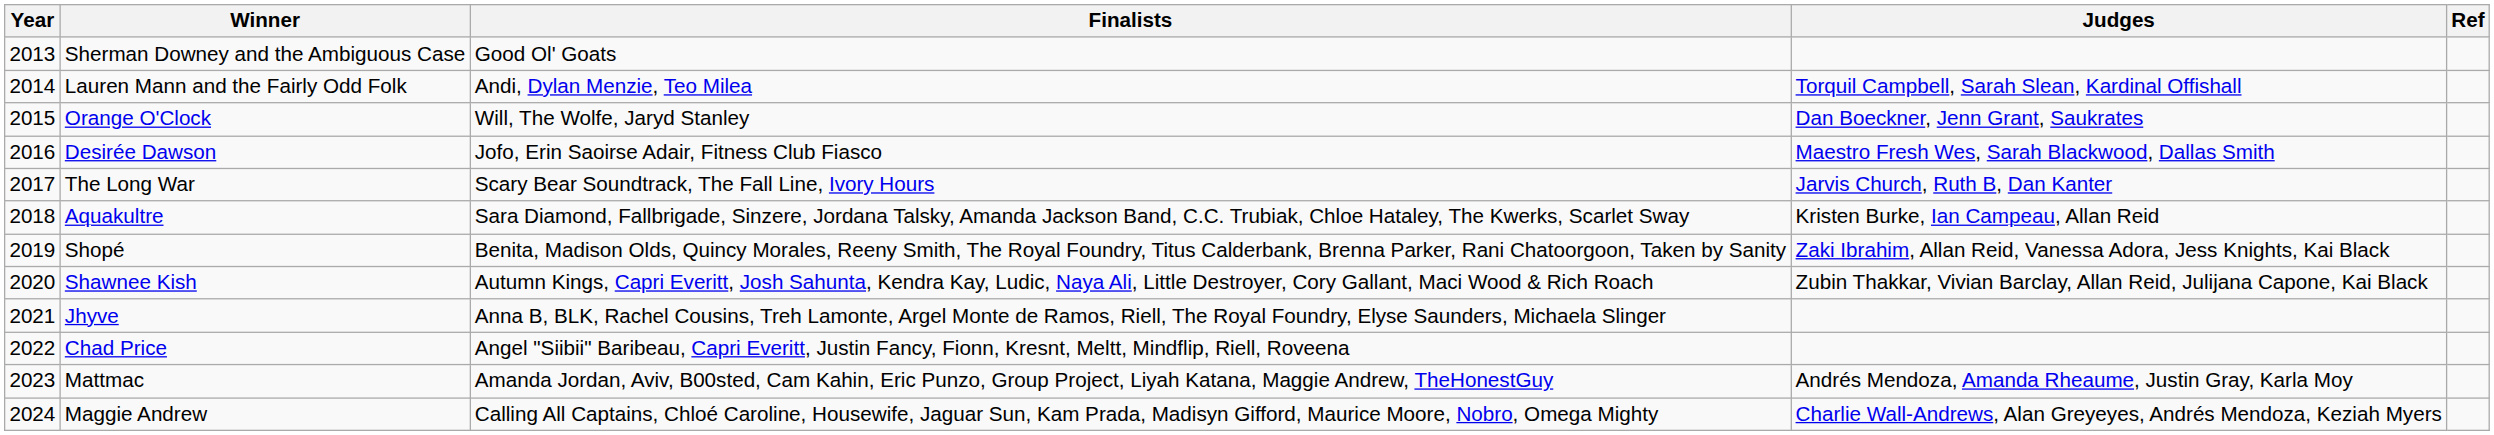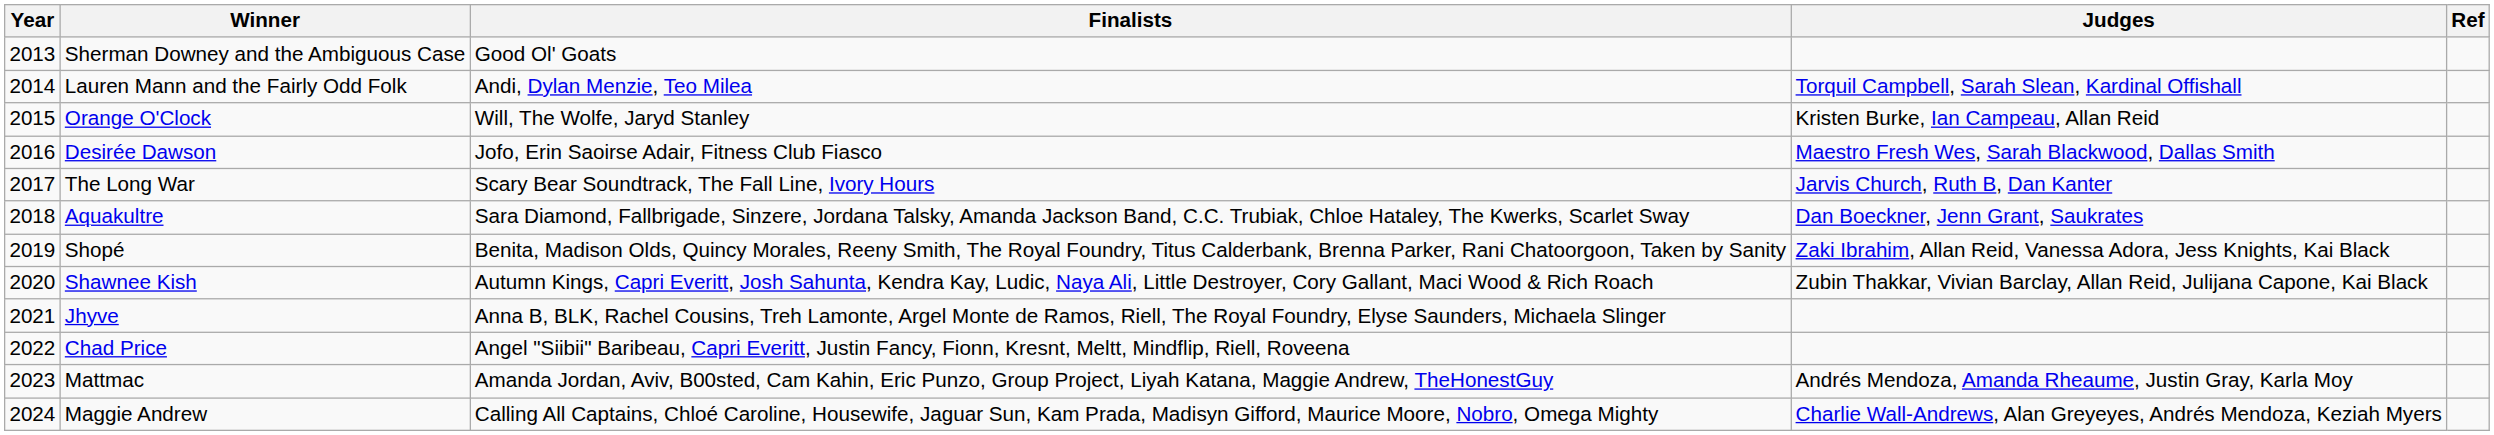(1969, 119) Dan Boeckner, Jenn Grant, Saukrates -> (1977, 119) Kristen Burke, Ian Campeau, Allan Reid
(1977, 217) Kristen Burke, Ian Campeau, Allan Reid -> (1969, 217) Dan Boeckner, Jenn Grant, Saukrates
